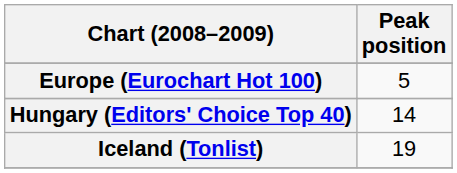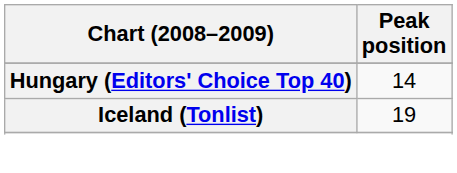- row: (181, 80)
